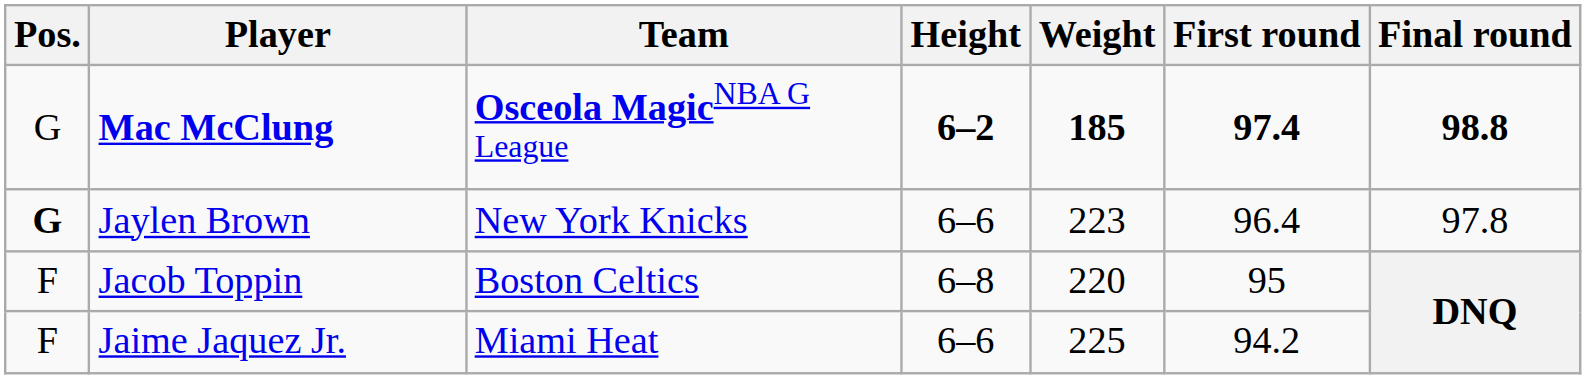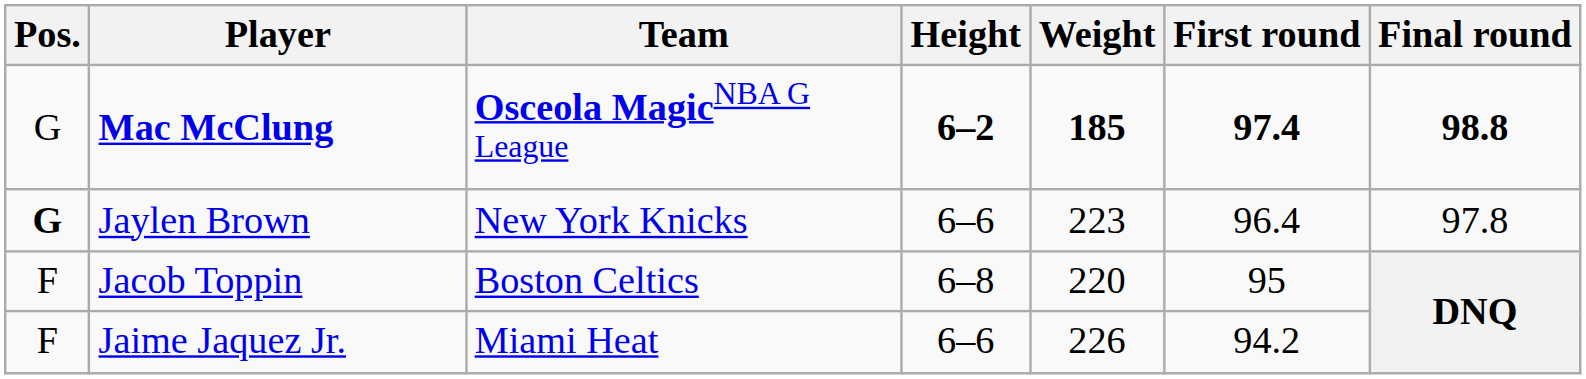(1097, 341) 225 -> (1097, 341) 226
